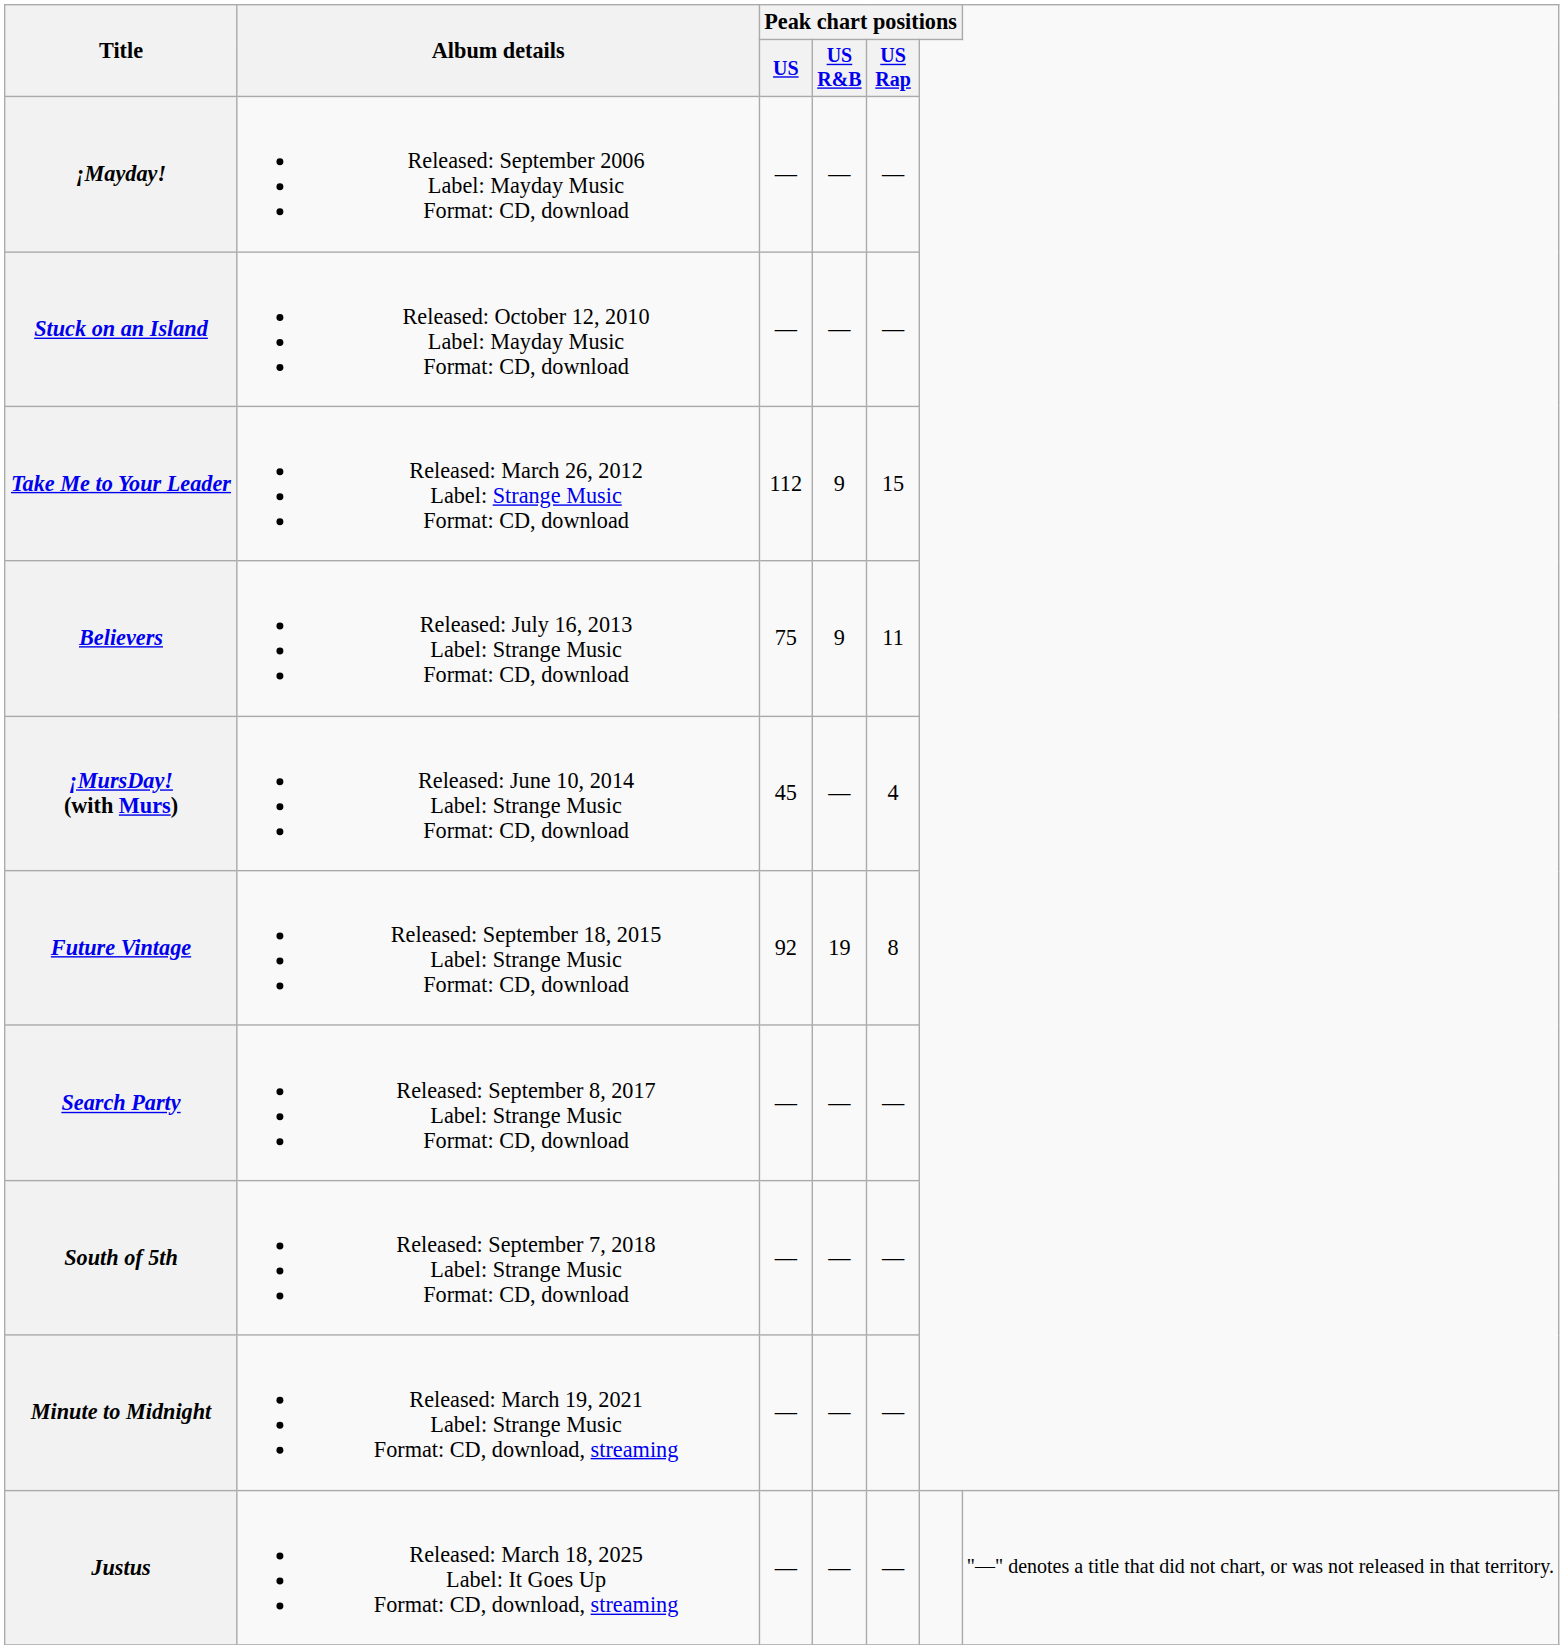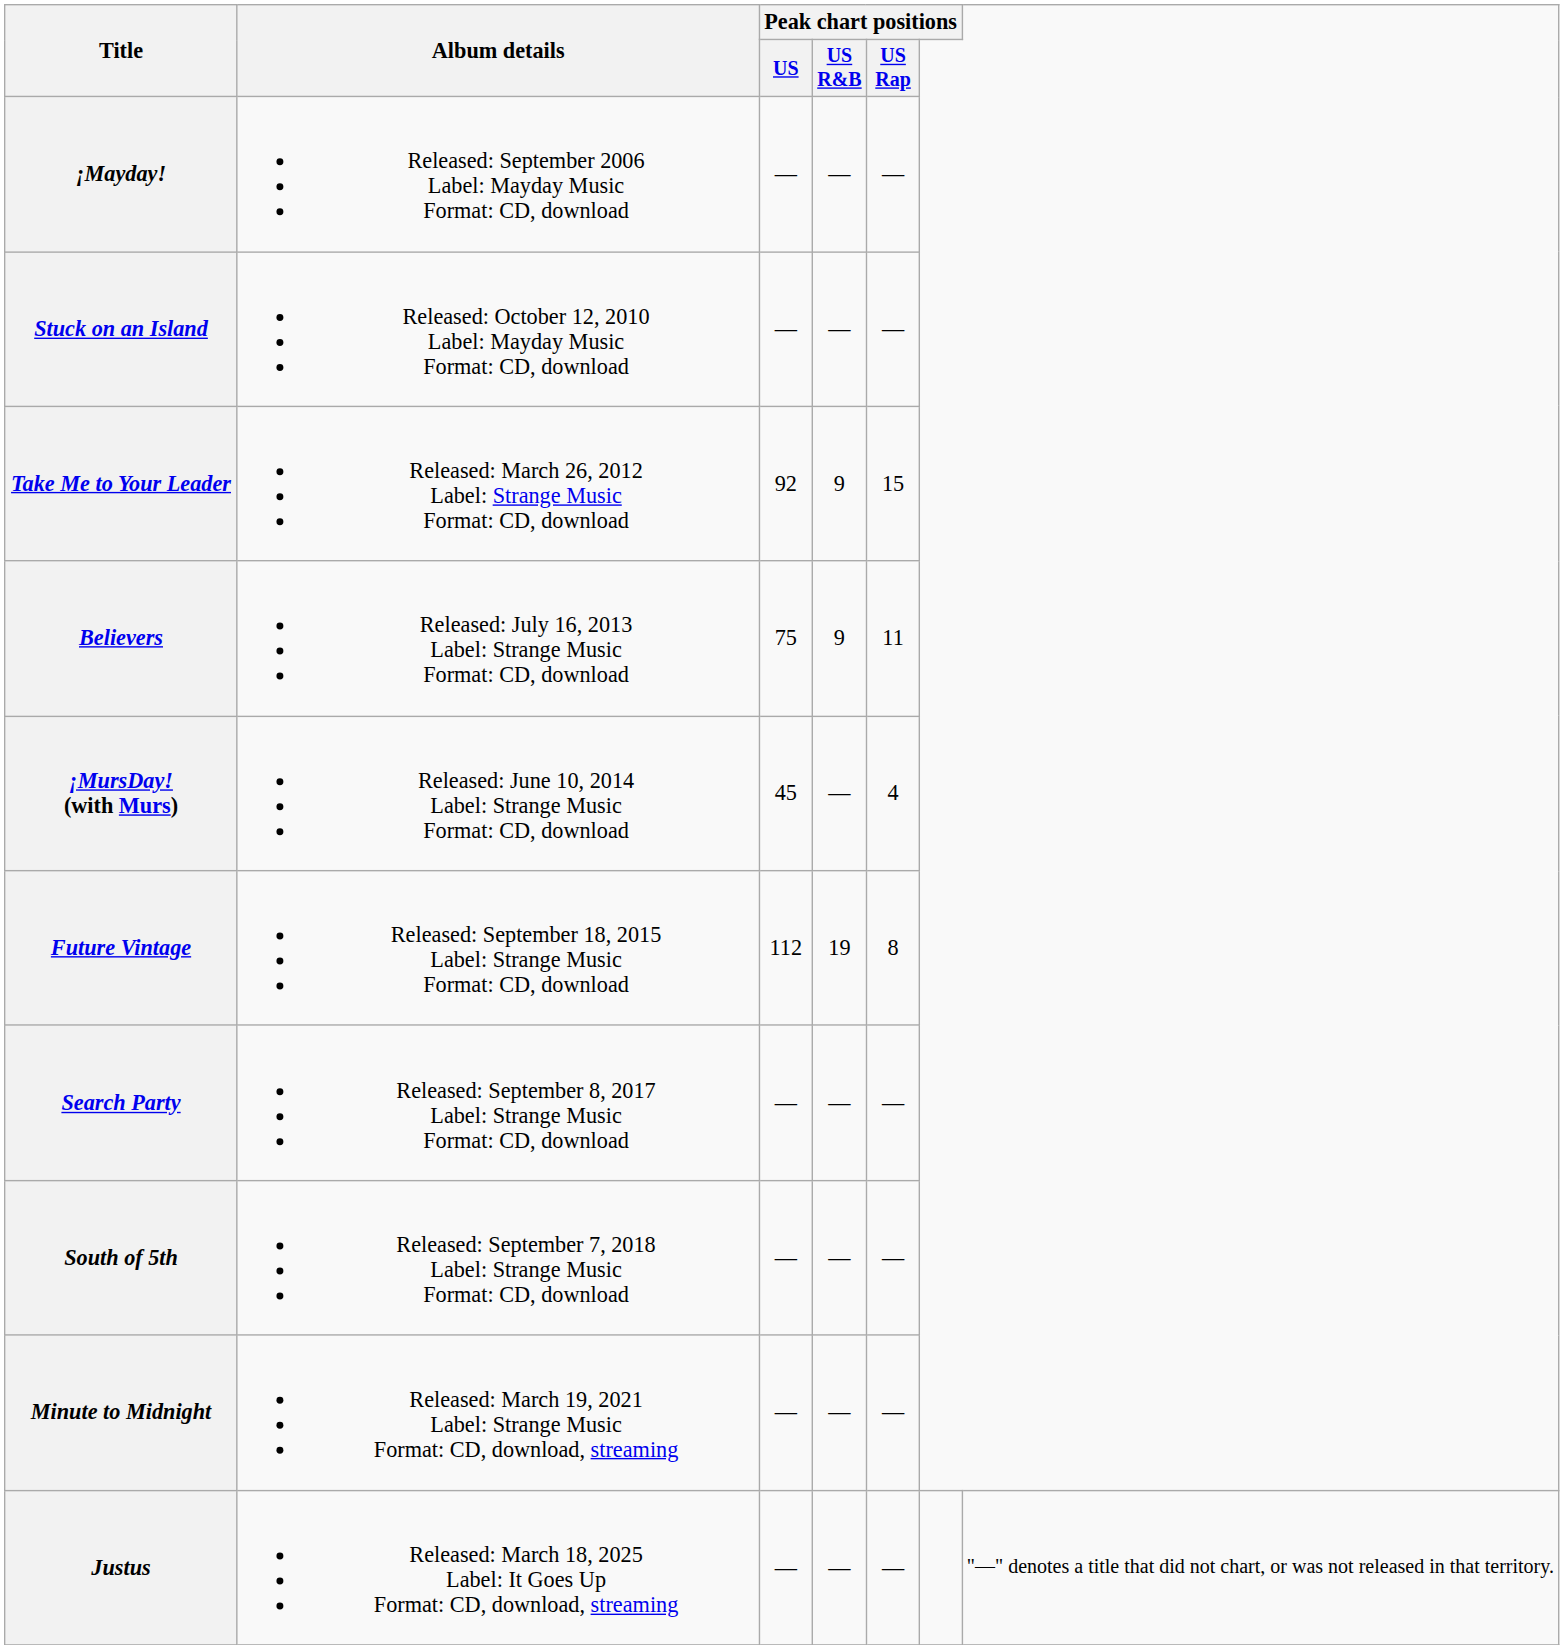(786, 483) 112 -> (786, 483) 92
(786, 947) 92 -> (786, 947) 112
